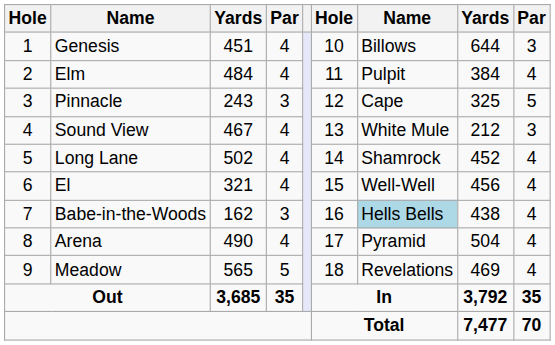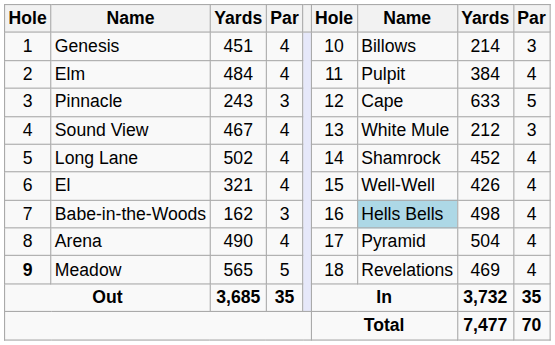(485, 46) 644 -> (485, 46) 214
(485, 102) 325 -> (485, 102) 633
(485, 185) 456 -> (485, 185) 426
(485, 213) 438 -> (485, 213) 498
(28, 269) normal -> (28, 269) bold
(485, 297) 3,792 -> (485, 297) 3,732
